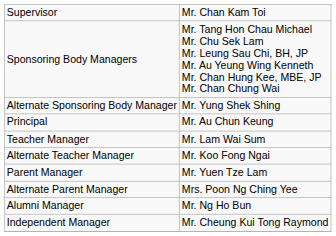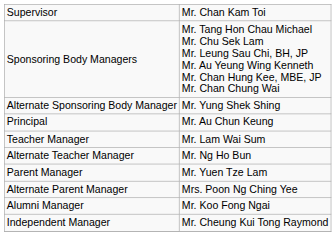(226, 156) Mr. Koo Fong Ngai -> (216, 156) Mr. Ng Ho Bun
(216, 206) Mr. Ng Ho Bun -> (226, 206) Mr. Koo Fong Ngai
